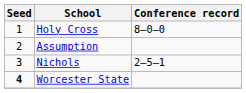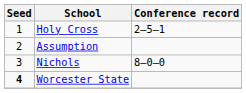(150, 30) 8–0–0 -> (150, 30) 2–5–1
(150, 63) 2–5–1 -> (150, 63) 8–0–0
